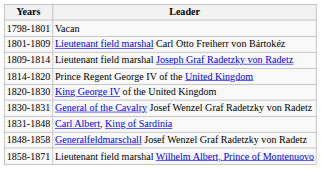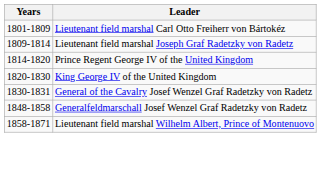- row: (67, 28)
- row: (114, 124)
